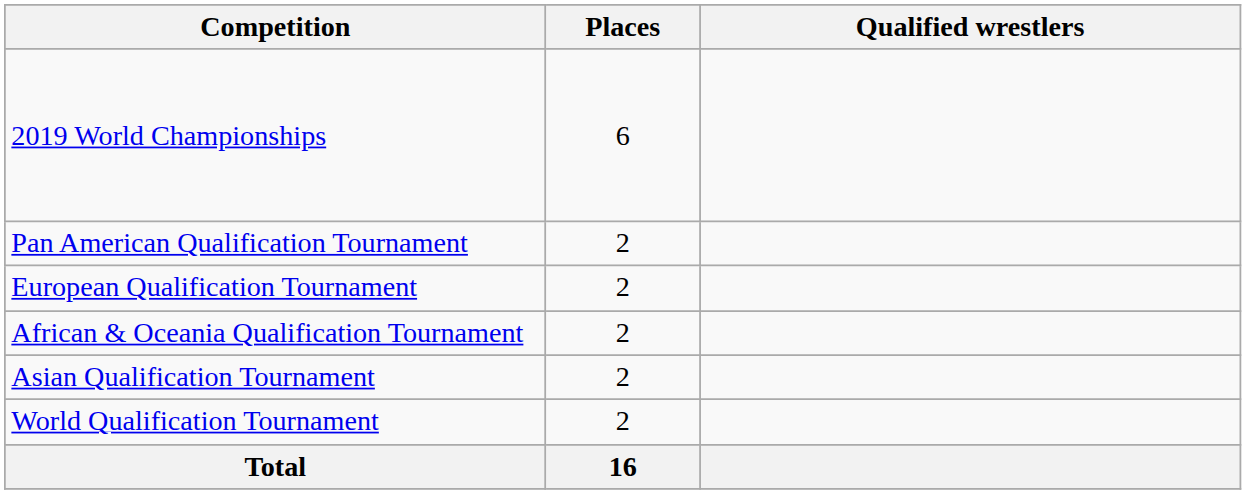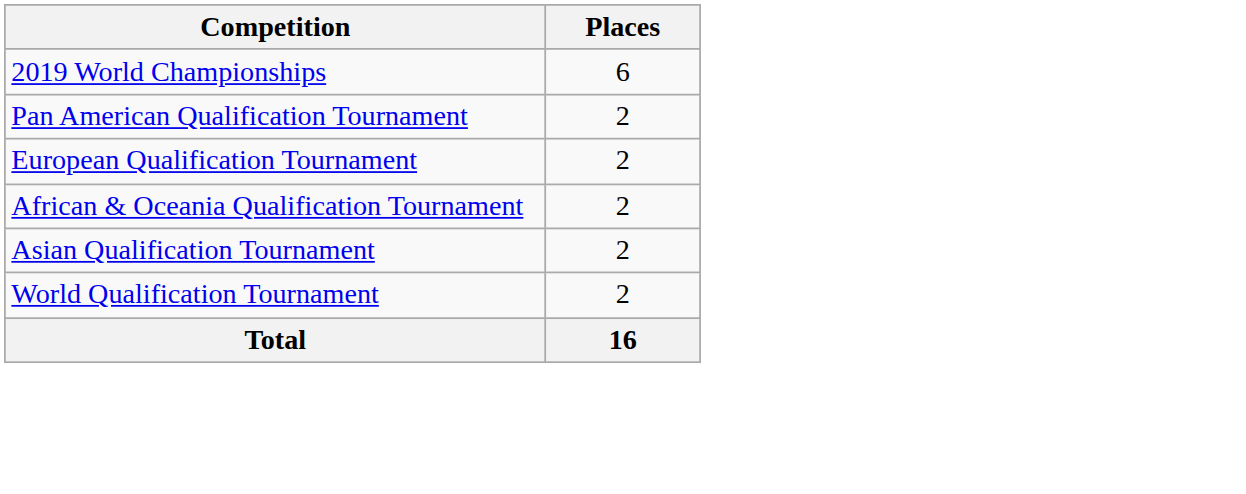- column: (970, 26)
